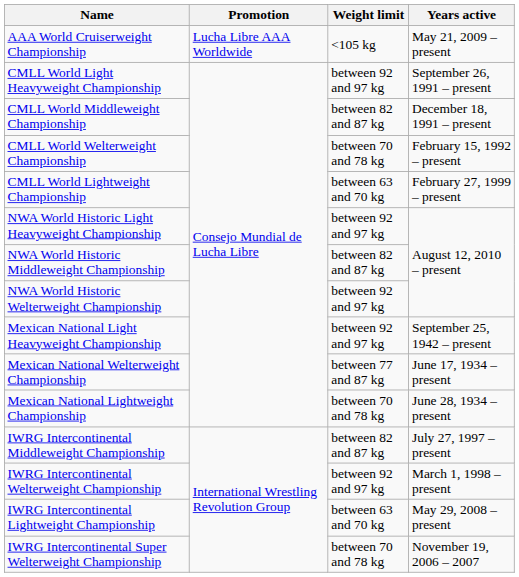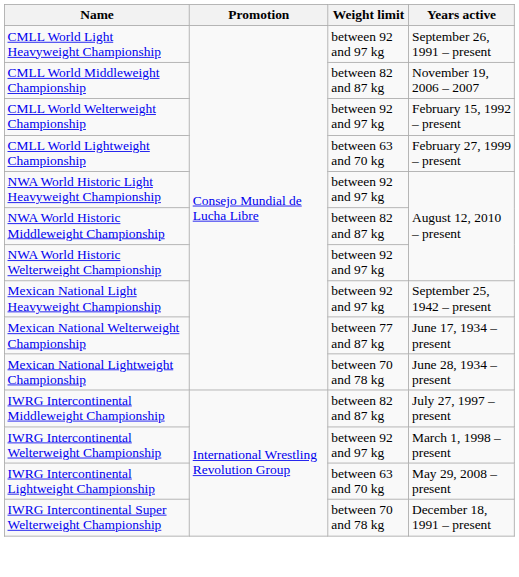- row: (80, 44)
(452, 116) December 18, 1991 – present -> (450, 80) November 19, 2006 – 2007
(362, 153) between 70 and 78 kg -> (362, 116) between 92 and 97 kg
(450, 554) November 19, 2006 – 2007 -> (452, 517) December 18, 1991 – present
